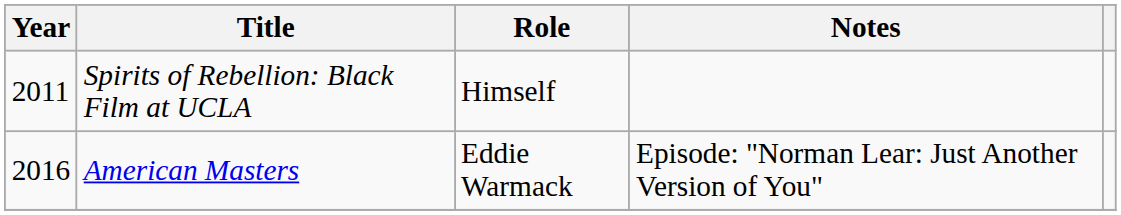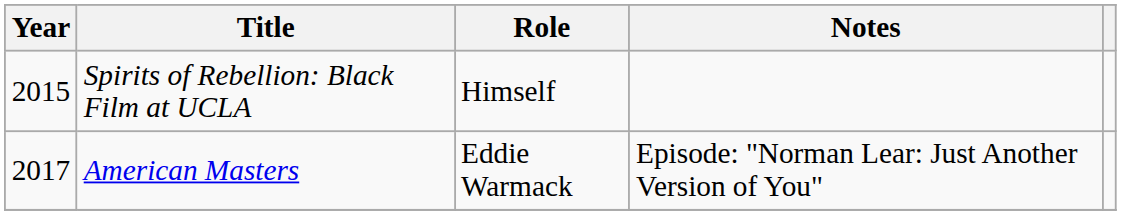(40, 90) 2011 -> (41, 90) 2015
(41, 170) 2016 -> (41, 170) 2017
